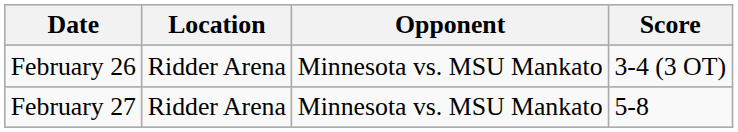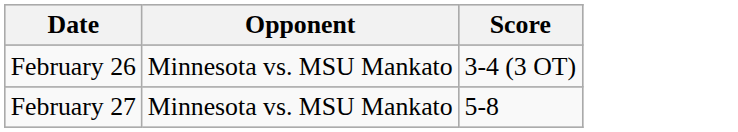- column: (217, 24)
